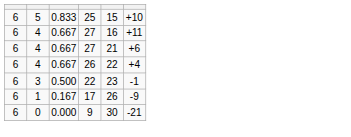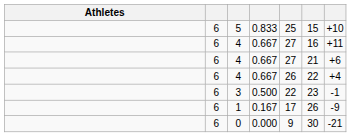+ column: (105, 13)
